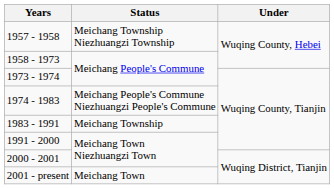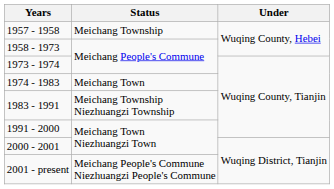(124, 36) Meichang Township Niezhuangzi Township -> (119, 30) Meichang Township
(145, 100) Meichang People's Commune Niezhuangzi People's Commune -> (109, 82) Meichang Town
(119, 123) Meichang Township -> (124, 105) Meichang Township Niezhuangzi Township
(109, 175) Meichang Town -> (145, 169) Meichang People's Commune Niezhuangzi People's Commune
